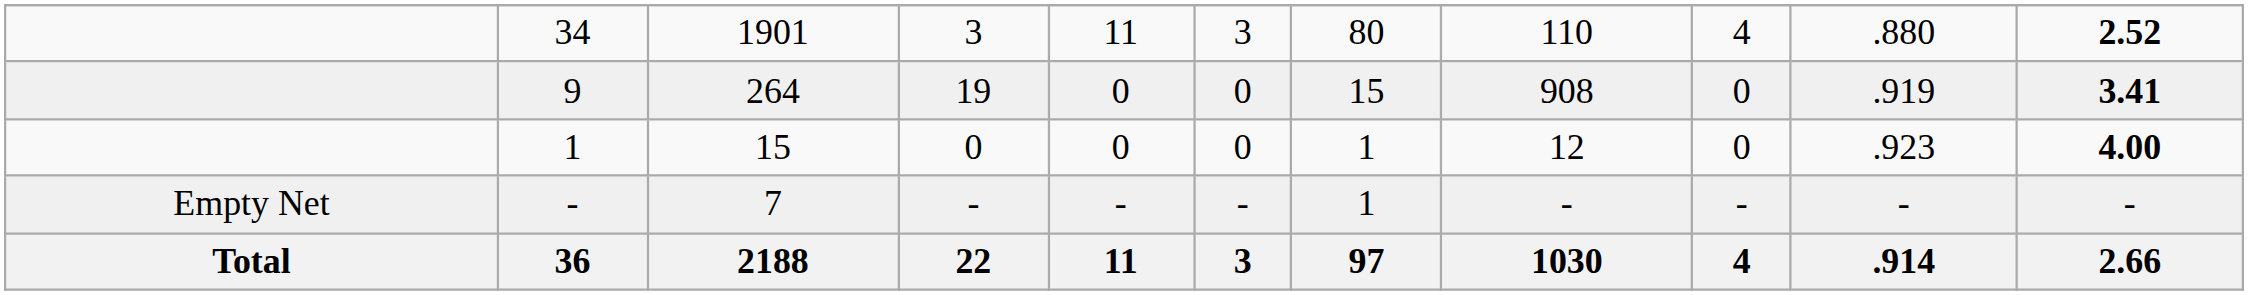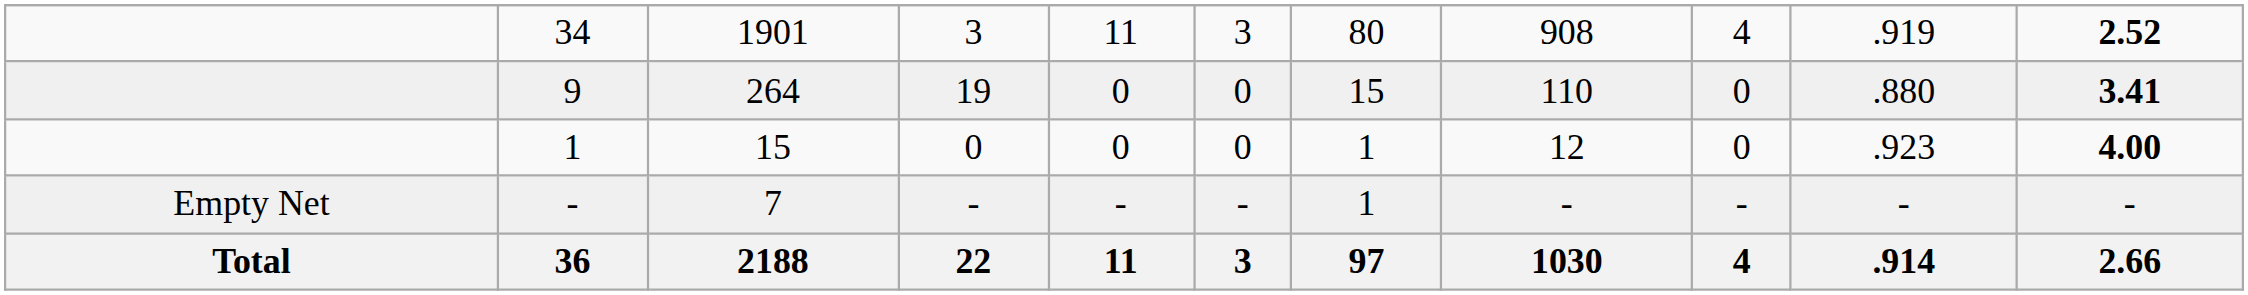(1567, 32) 110 -> (1567, 32) 908
(1904, 32) .880 -> (1904, 32) .919
(1567, 89) 908 -> (1567, 89) 110
(1904, 89) .919 -> (1904, 89) .880
